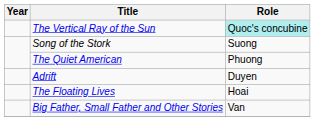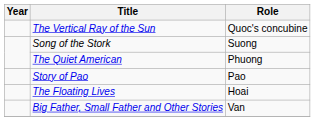(268, 28) paleturquoise background -> (268, 28) no background
+ row: (60, 76)
- row: (44, 76)
